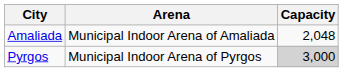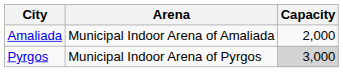(319, 35) 2,048 -> (319, 35) 2,000
